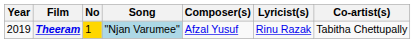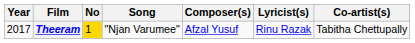(19, 30) 2019 -> (19, 30) 2017
(142, 30) lightblue background -> (142, 30) no background
